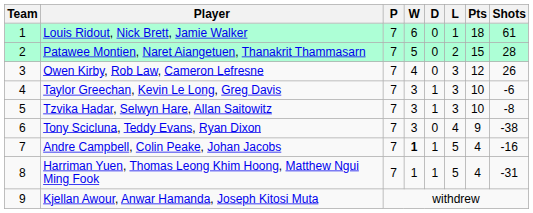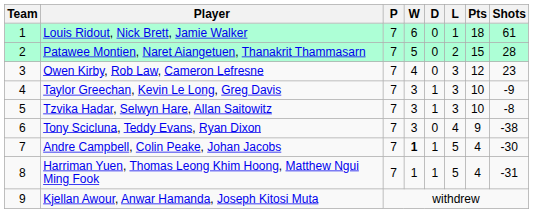(509, 71) 26 -> (509, 71) 23
(509, 90) -6 -> (509, 90) -9
(509, 147) -16 -> (509, 147) -30
